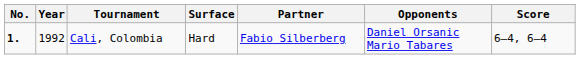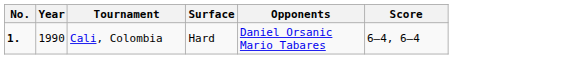- column: (301, 13)
(52, 38) 1992 -> (52, 38) 1990
